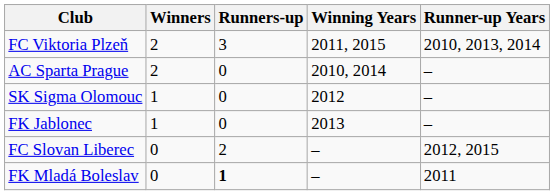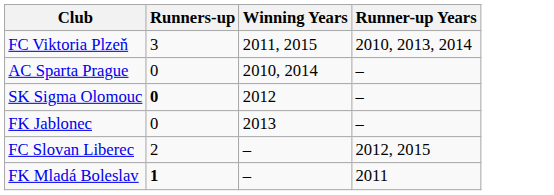- column: (180, 17)
(223, 96) normal -> (154, 96) bold
